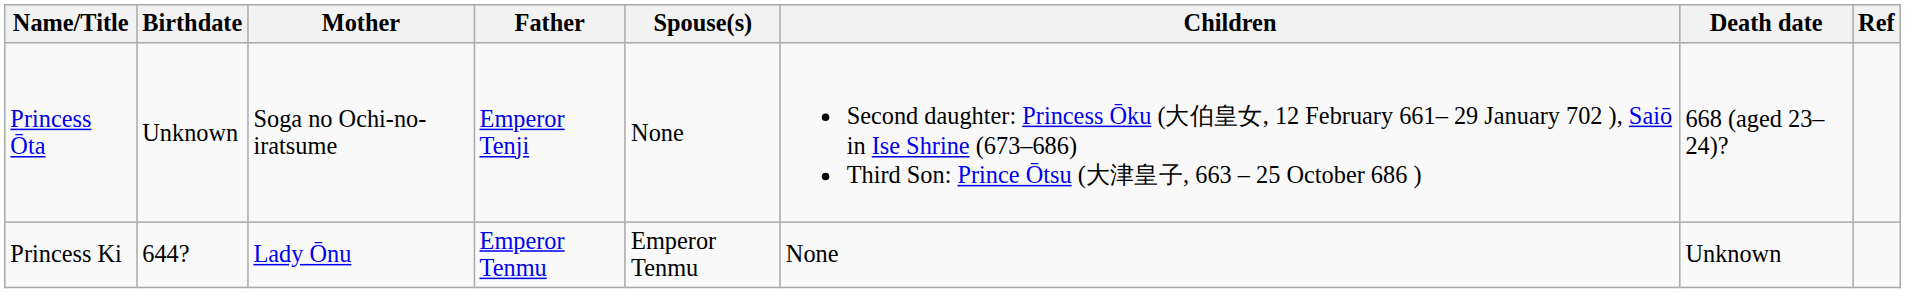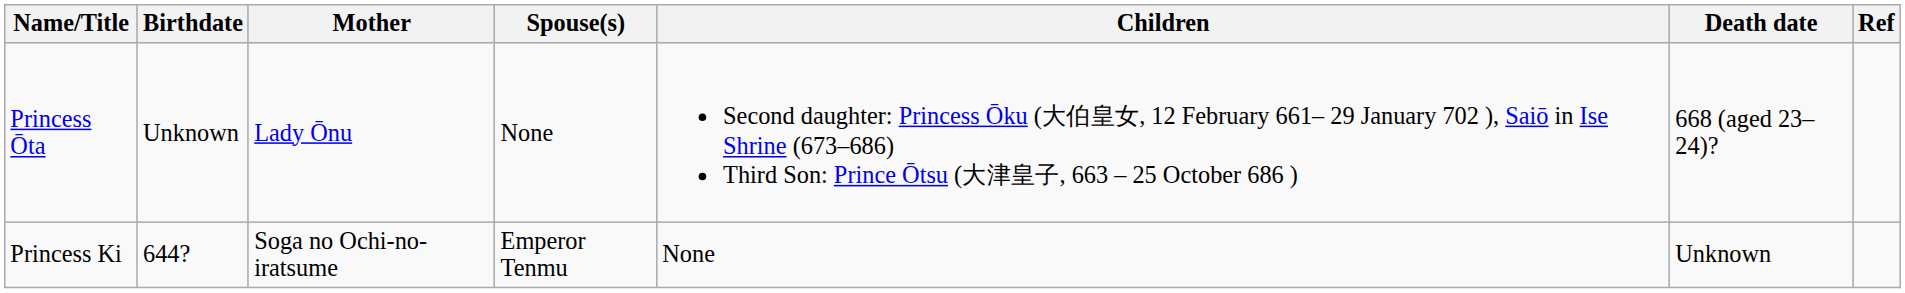- column: (550, 23)
(340, 132) Soga no Ochi-no-iratsume -> (303, 132) Lady Ōnu
(302, 254) Lady Ōnu -> (341, 254) Soga no Ochi-no-iratsume
